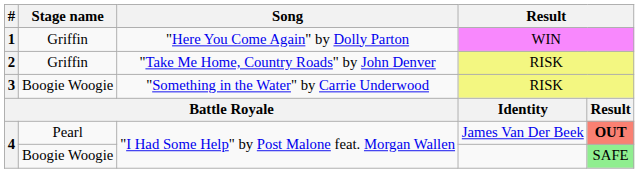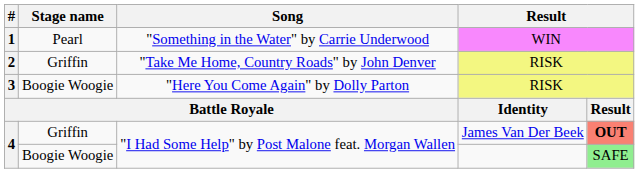(68, 39) Griffin -> (68, 39) Pearl
(288, 39) "Here You Come Again" by Dolly Parton -> (288, 39) "Something in the Water" by Carrie Underwood
(288, 86) "Something in the Water" by Carrie Underwood -> (288, 86) "Here You Come Again" by Dolly Parton
(68, 132) Pearl -> (68, 132) Griffin
